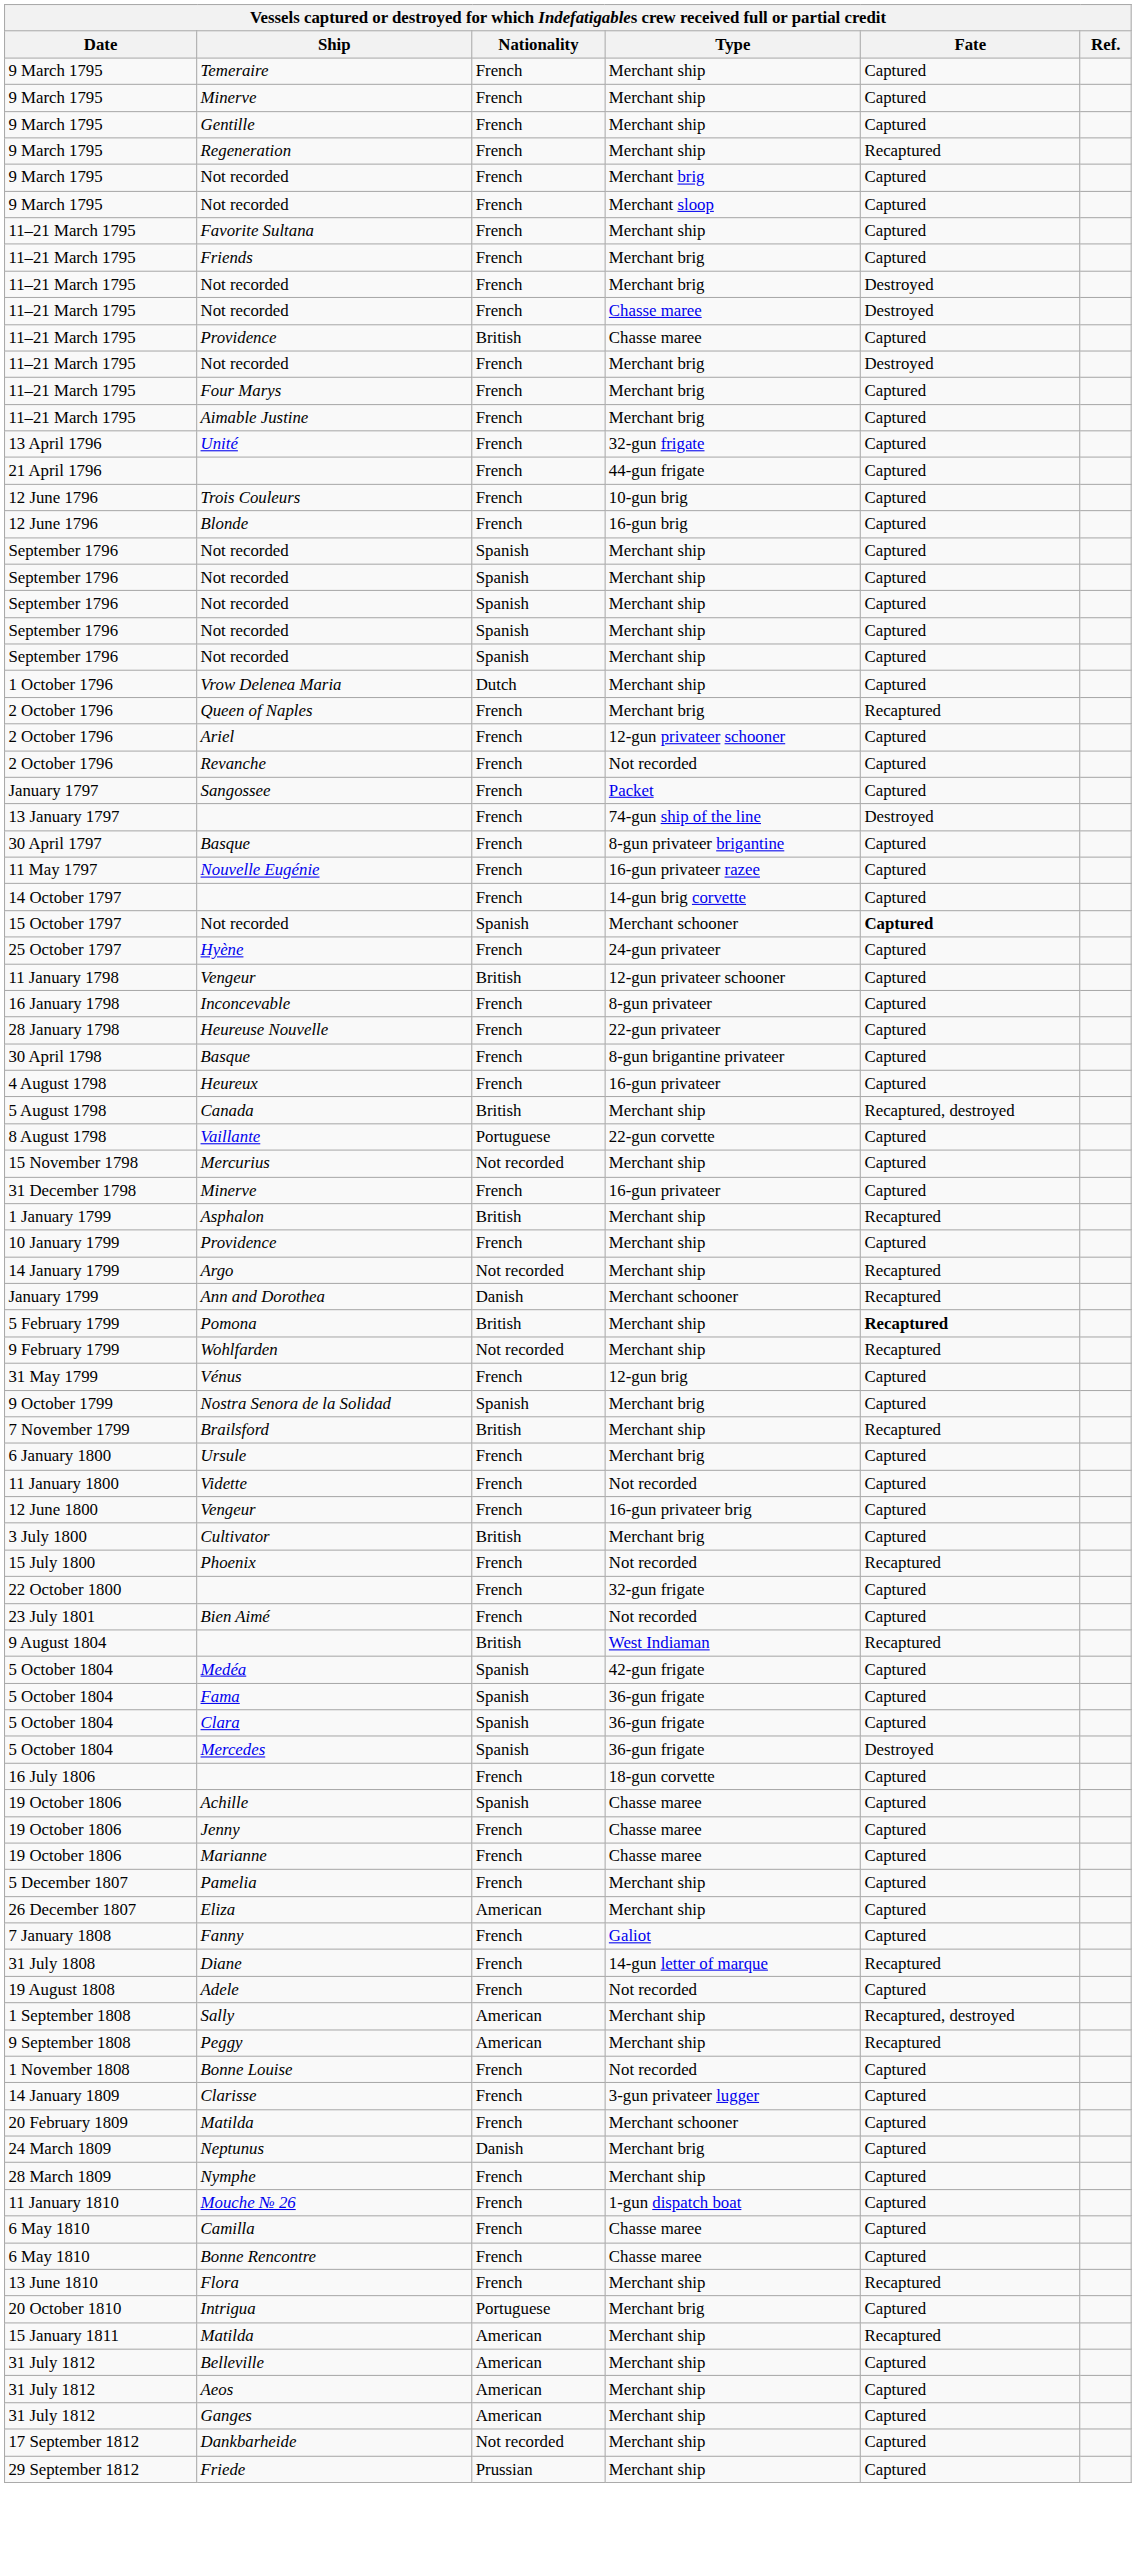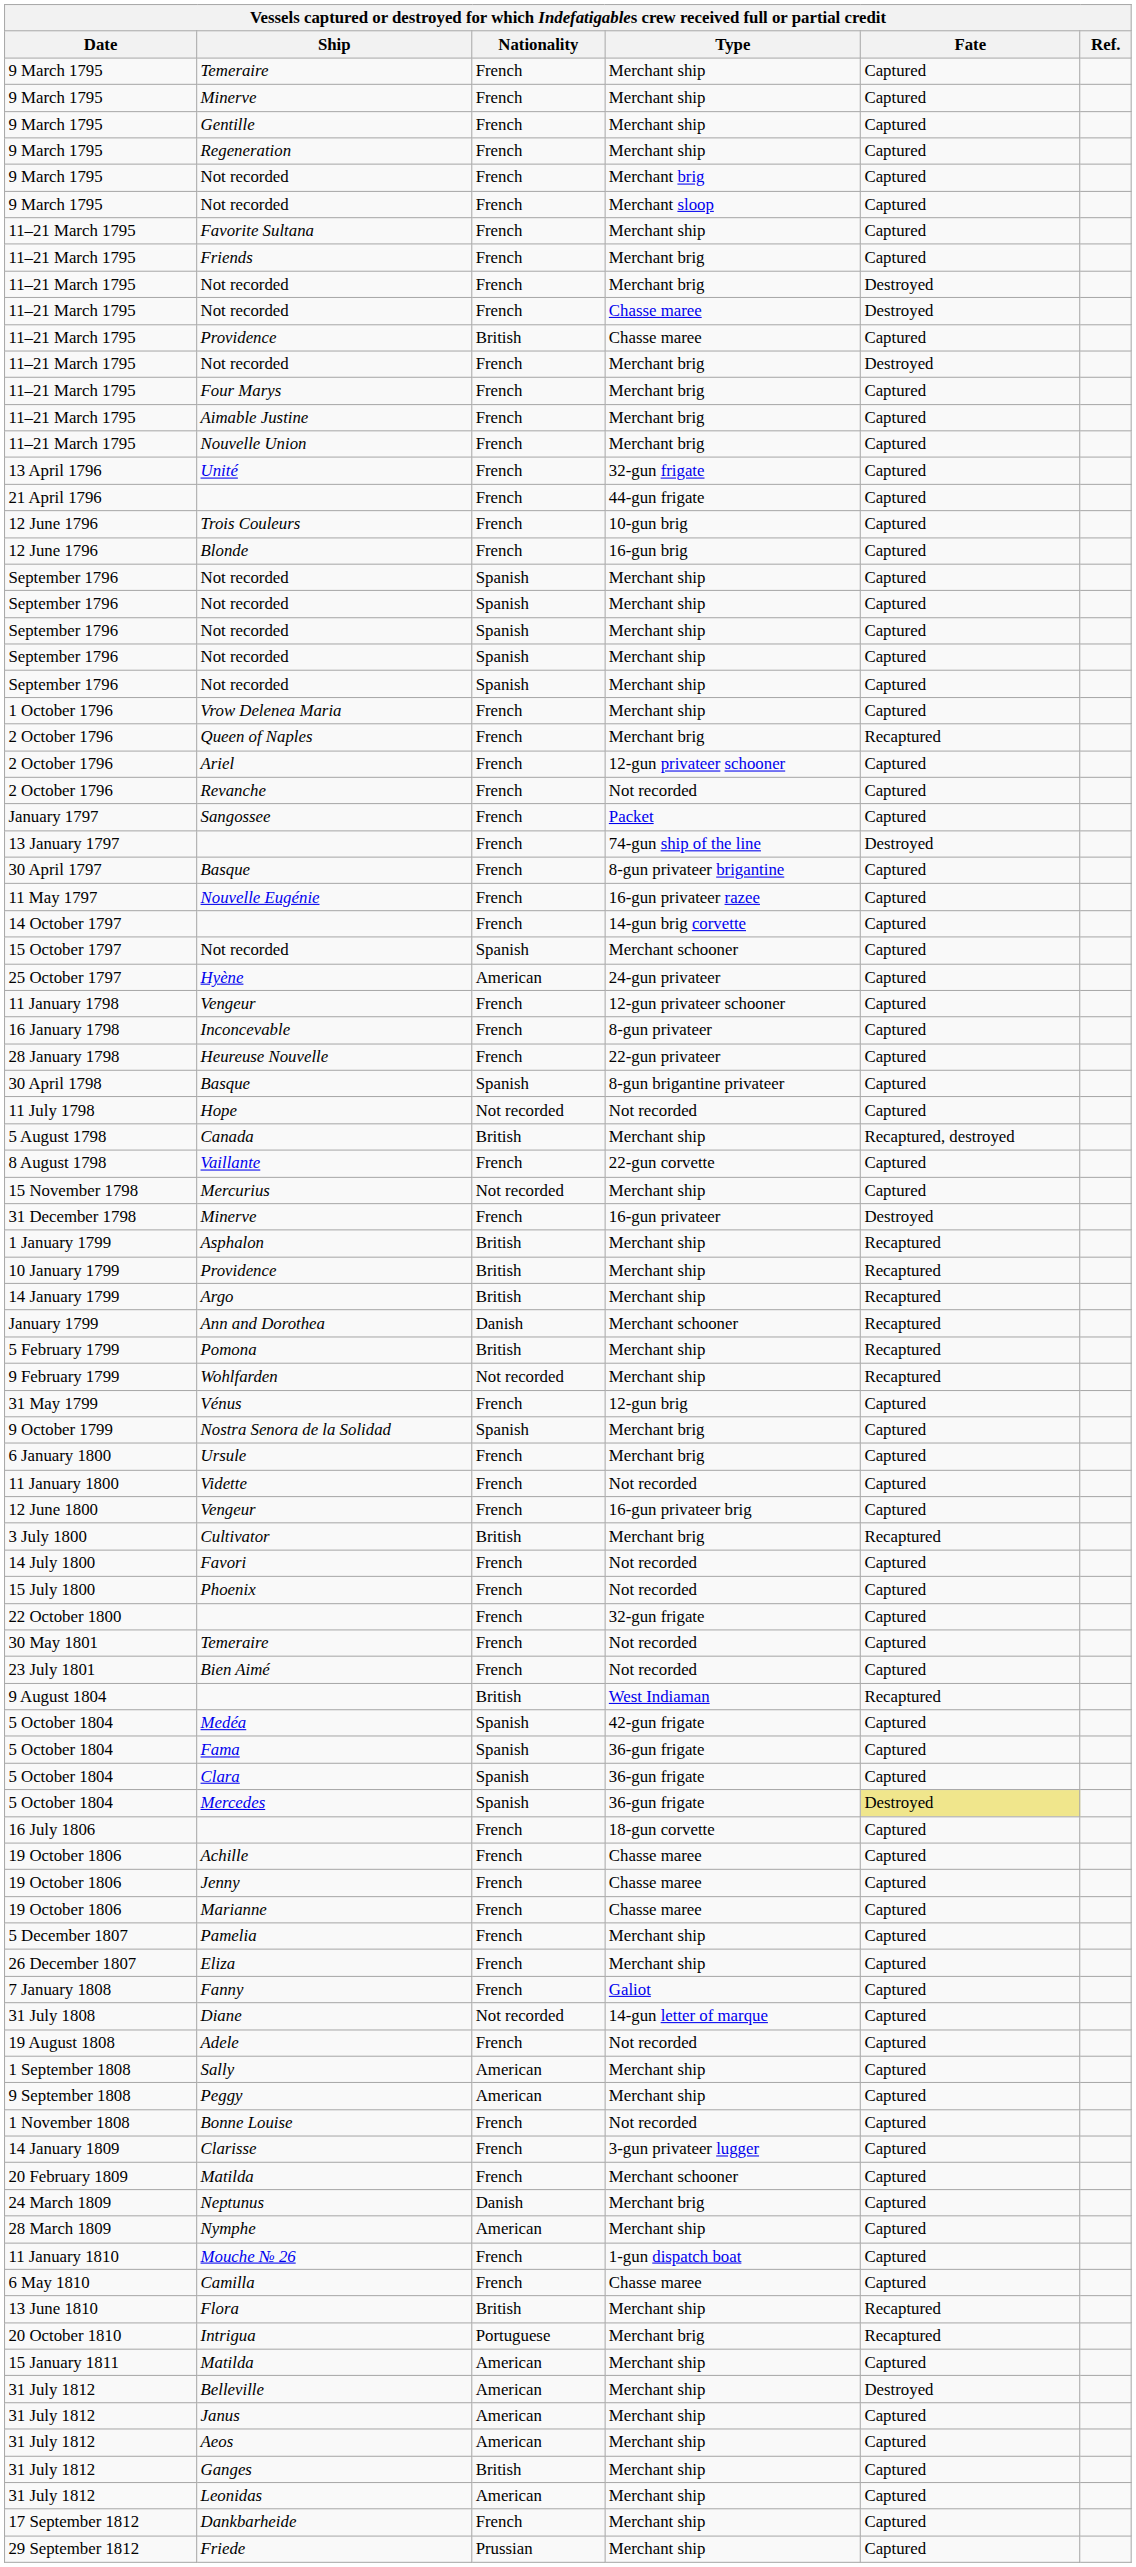(903, 151) Recaptured -> (895, 151) Captured
+ row: (254, 444)
(496, 683) Dutch -> (499, 710) French
(899, 923) bold -> (895, 950) normal
(499, 950) French -> (509, 976) American
(499, 976) British -> (499, 1003) French
(499, 1056) French -> (502, 1083) Spanish
+ row: (219, 1110)
- row: (229, 1083)
(513, 1136) Portuguese -> (499, 1163) French
(895, 1190) Captured -> (899, 1216) Destroyed
(499, 1243) French -> (499, 1270) British
(895, 1243) Captured -> (903, 1270) Recaptured
(520, 1270) Not recorded -> (499, 1296) British
(906, 1323) bold -> (903, 1350) normal
- row: (235, 1429)
(895, 1536) Captured -> (903, 1536) Recaptured
+ row: (223, 1563)
(903, 1563) Recaptured -> (895, 1589) Captured
+ row: (234, 1643)
(899, 1749) no background -> (899, 1802) khaki background
(502, 1802) Spanish -> (499, 1856) French
(509, 1909) American -> (499, 1962) French
(499, 1962) French -> (520, 2016) Not recorded
(903, 1962) Recaptured -> (895, 2016) Captured
(940, 2016) Recaptured, destroyed -> (895, 2069) Captured
(903, 2042) Recaptured -> (895, 2096) Captured
(499, 2175) French -> (509, 2229) American
- row: (258, 2255)
(499, 2282) French -> (499, 2309) British
(895, 2309) Captured -> (903, 2335) Recaptured
(903, 2335) Recaptured -> (895, 2362) Captured
(895, 2362) Captured -> (899, 2389) Destroyed
+ row: (220, 2415)
(509, 2415) American -> (499, 2469) British
+ row: (231, 2495)
(520, 2442) Not recorded -> (499, 2522) French
